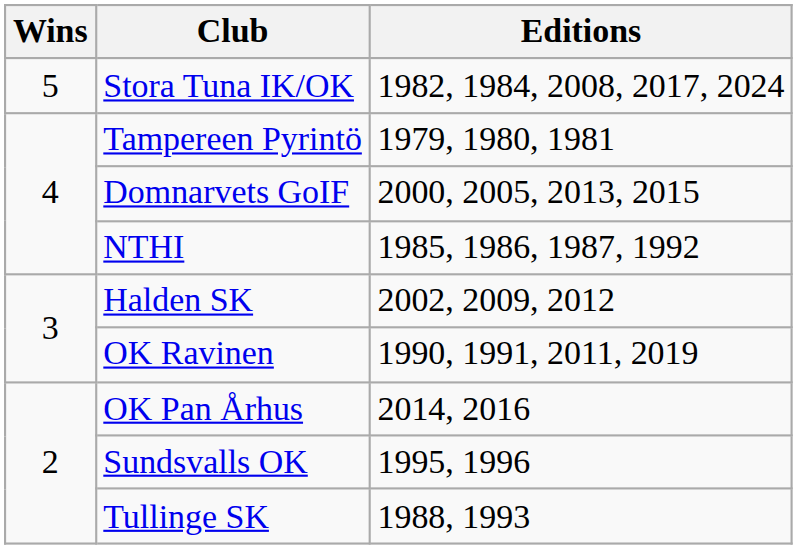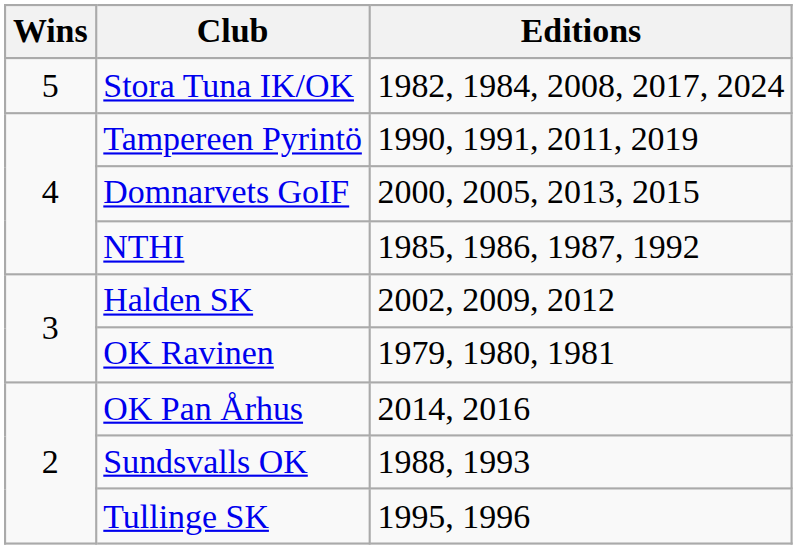(496, 138) 1979, 1980, 1981 -> (538, 138) 1990, 1991, 2011, 2019
(538, 354) 1990, 1991, 2011, 2019 -> (496, 354) 1979, 1980, 1981
(454, 461) 1995, 1996 -> (454, 461) 1988, 1993
(454, 515) 1988, 1993 -> (454, 515) 1995, 1996
